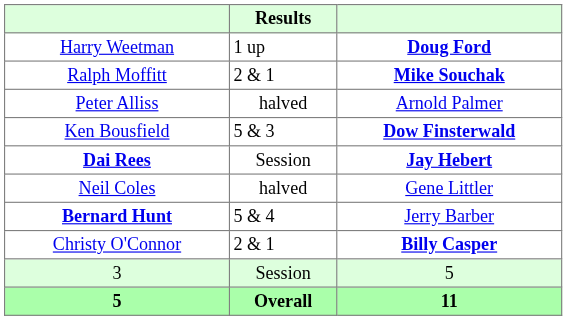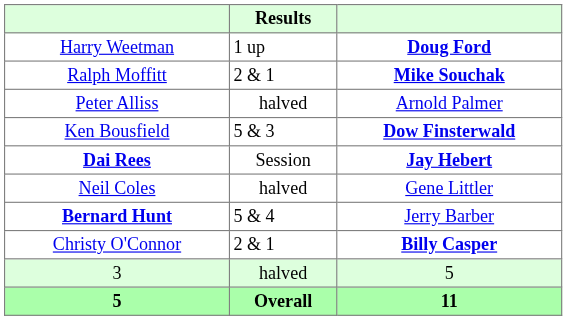(283, 272) Session -> (283, 272) halved
